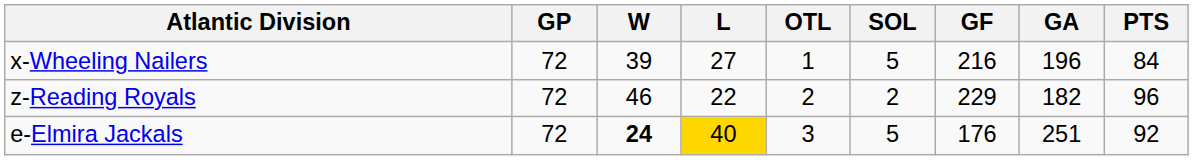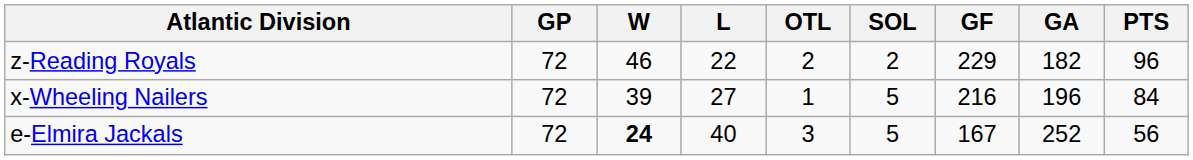rows swapped: (103, 97) <-> (109, 60)
(723, 135) gold background -> (723, 135) no background
(977, 135) 176 -> (977, 135) 167
(1062, 135) 251 -> (1062, 135) 252
(1146, 135) 92 -> (1146, 135) 56
